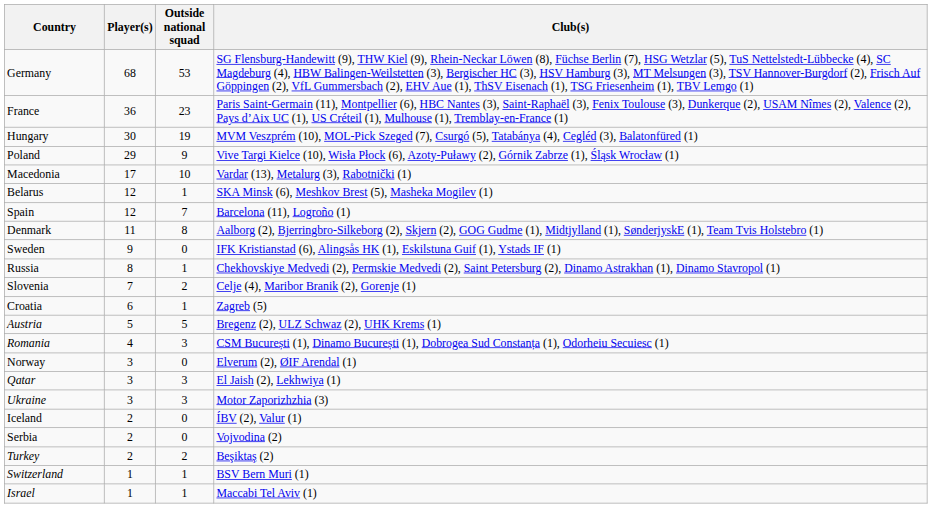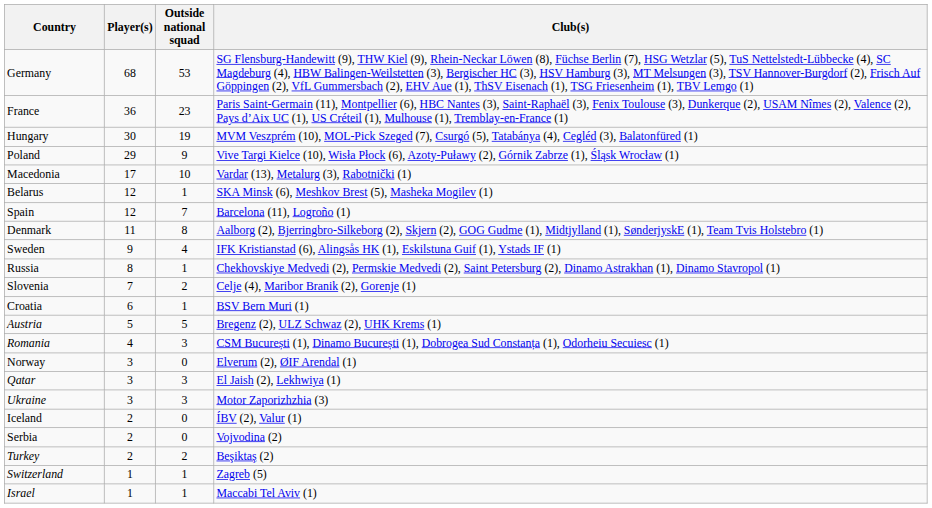(185, 249) 0 -> (185, 249) 4
(242, 305) Zagreb (5) -> (263, 305) BSV Bern Muri (1)
(263, 474) BSV Bern Muri (1) -> (242, 474) Zagreb (5)
